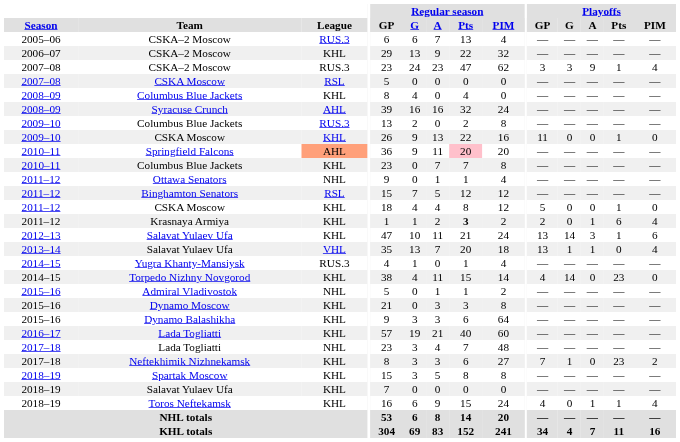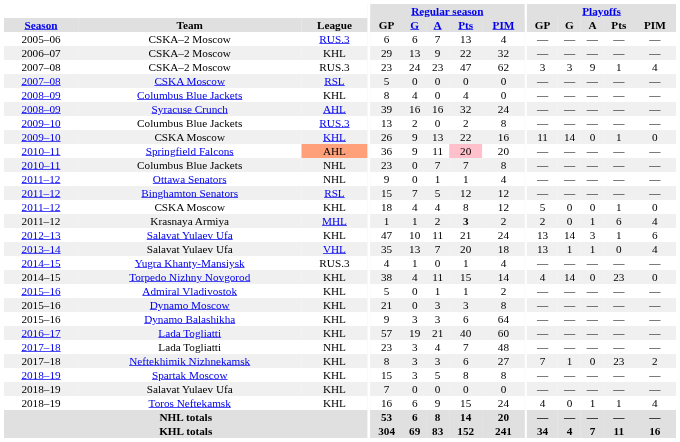(569, 137) 0 -> (569, 137) 14
(334, 165) KHL -> (334, 165) NHL
(334, 221) KHL -> (334, 221) MHL
(334, 291) NHL -> (334, 291) KHL
